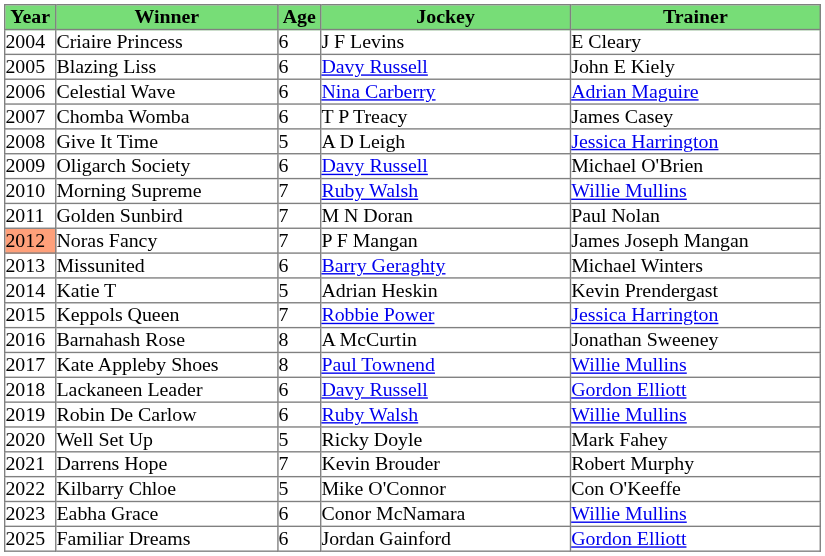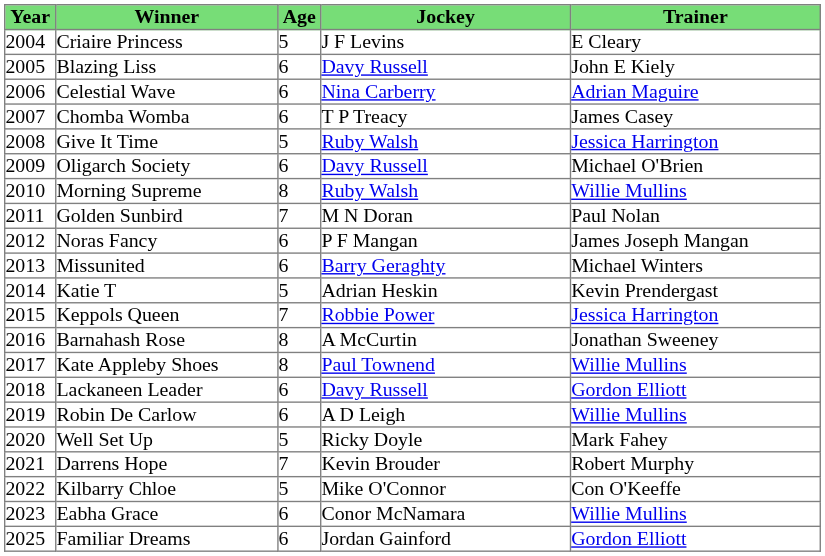(284, 41) 6 -> (284, 41) 5
(363, 141) A D Leigh -> (370, 141) Ruby Walsh
(284, 190) 7 -> (284, 190) 8
(25, 240) lightsalmon background -> (25, 240) no background
(284, 240) 7 -> (284, 240) 6
(370, 414) Ruby Walsh -> (363, 414) A D Leigh
